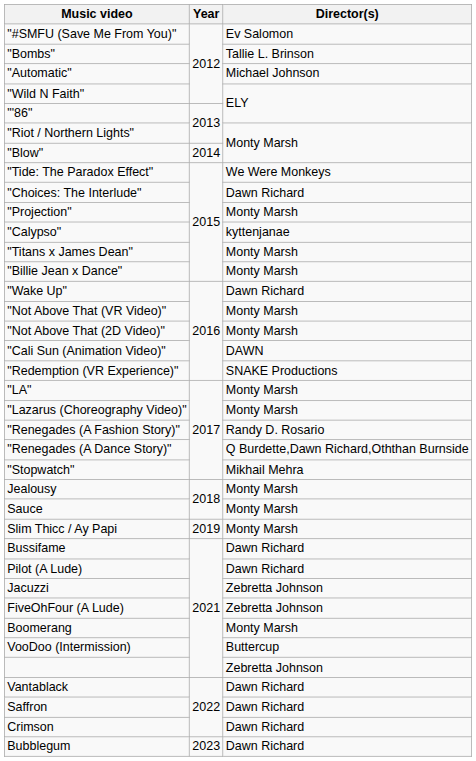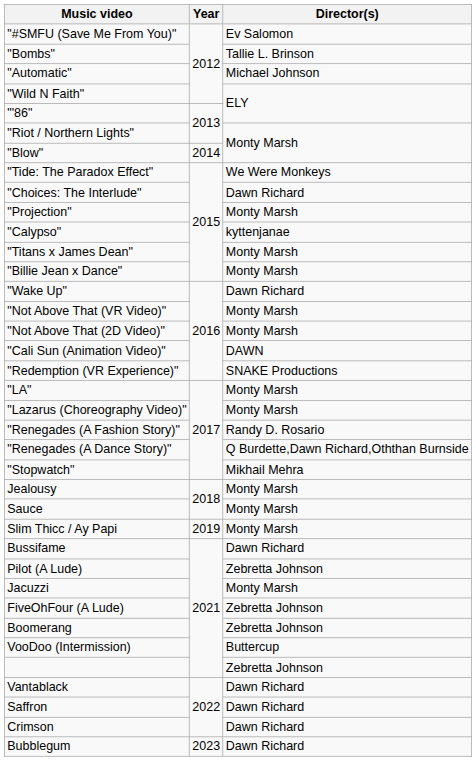(265, 568) Dawn Richard -> (274, 568) Zebretta Johnson
(274, 588) Zebretta Johnson -> (262, 588) Monty Marsh
(262, 627) Monty Marsh -> (274, 627) Zebretta Johnson
